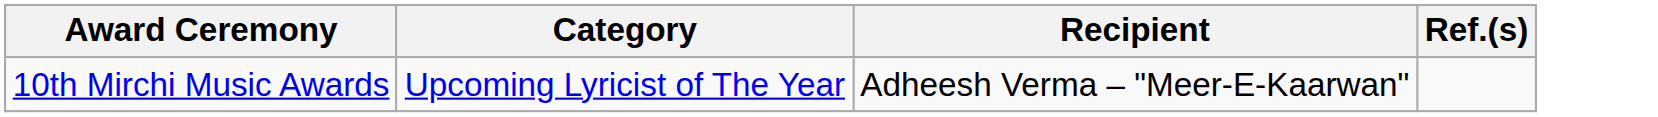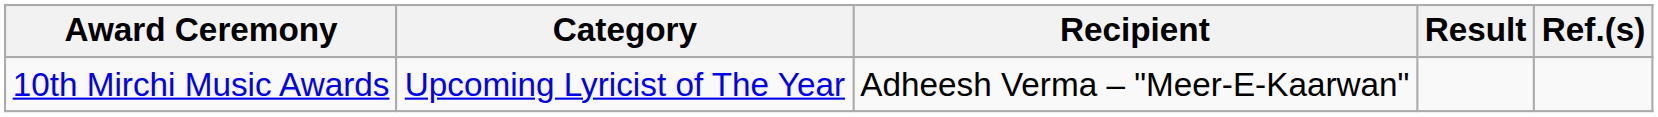+ column: (1476, 30)
